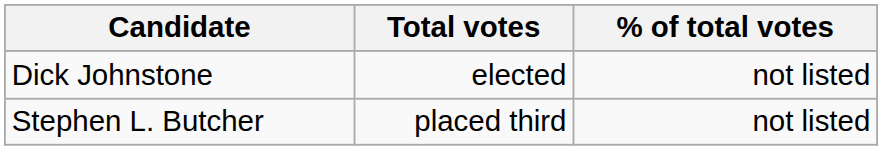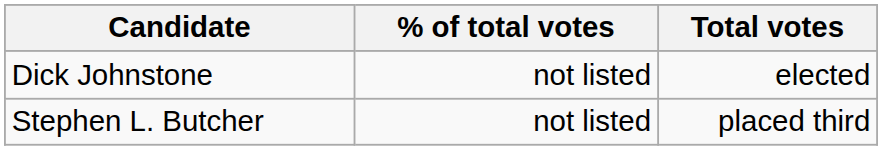columns swapped: (464, 27) <-> (725, 27)
